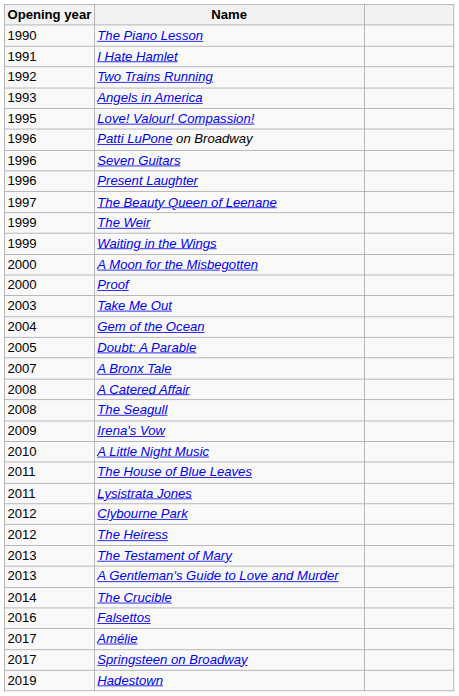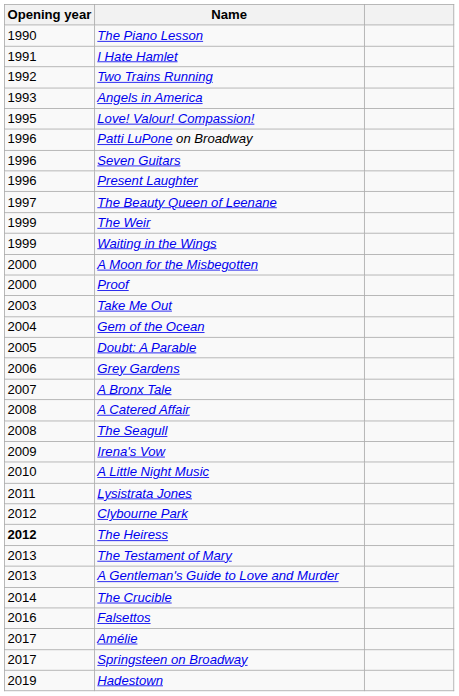+ row: (139, 368)
- row: (175, 472)
(22, 535) normal -> (22, 535) bold
